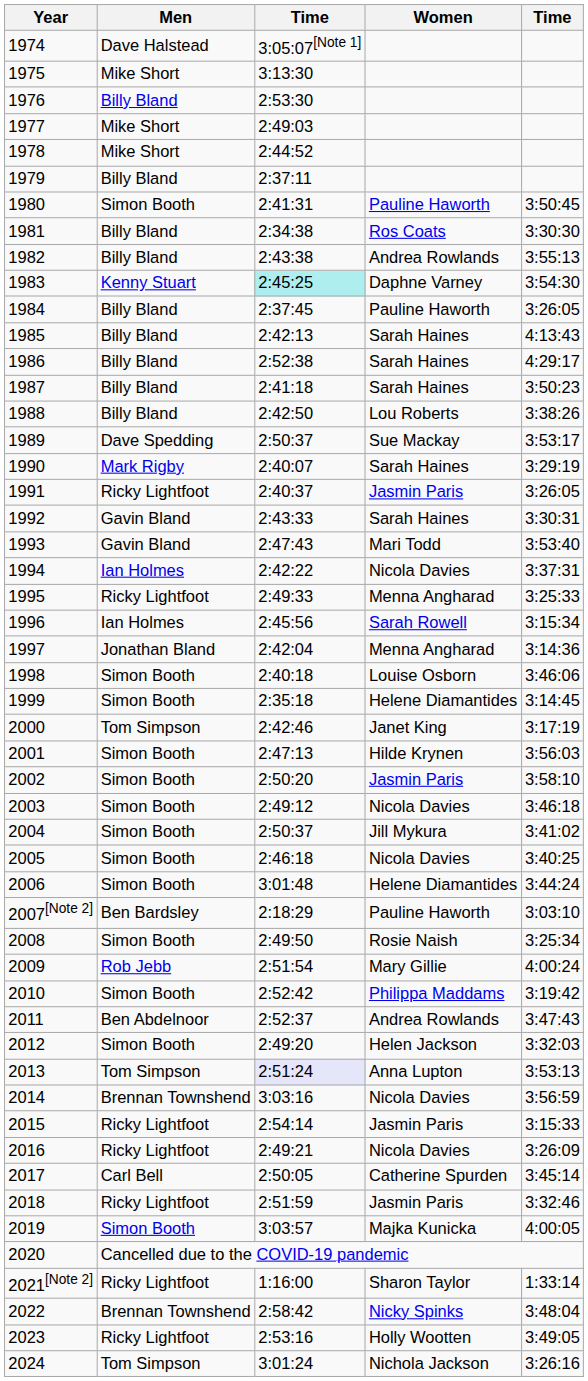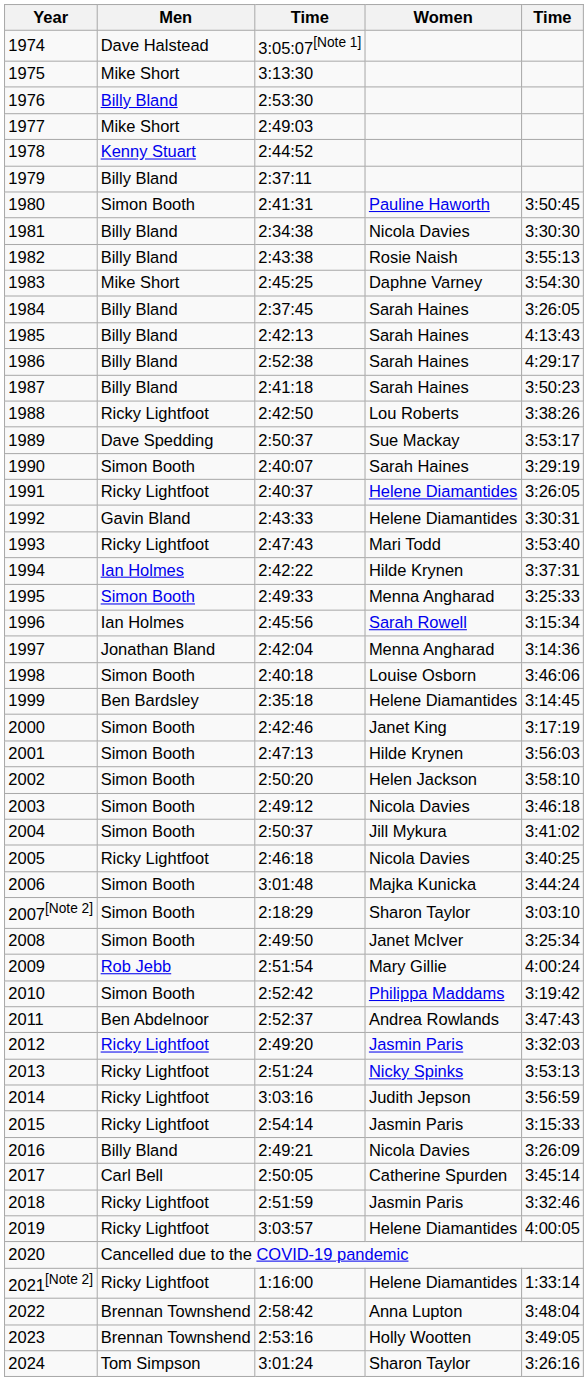(140, 152) Mike Short -> (148, 152) Kenny Stuart
(407, 231) Ros Coats -> (419, 231) Nicola Davies
(434, 257) Andrea Rowlands -> (413, 257) Rosie Naish
(148, 283) Kenny Stuart -> (140, 283) Mike Short
(286, 283) paleturquoise background -> (286, 283) no background
(429, 309) Pauline Haworth -> (419, 309) Sarah Haines
(139, 414) Billy Bland -> (155, 414) Ricky Lightfoot
(142, 466) Mark Rigby -> (148, 466) Simon Booth
(416, 492) Jasmin Paris -> (443, 492) Helene Diamantides
(419, 518) Sarah Haines -> (443, 518) Helene Diamantides
(146, 544) Gavin Bland -> (155, 544) Ricky Lightfoot
(419, 570) Nicola Davies -> (416, 570) Hilde Krynen
(155, 597) Ricky Lightfoot -> (148, 597) Simon Booth
(148, 701) Simon Booth -> (150, 701) Ben Bardsley
(151, 727) Tom Simpson -> (148, 727) Simon Booth
(416, 779) Jasmin Paris -> (423, 779) Helen Jackson
(148, 858) Simon Booth -> (155, 858) Ricky Lightfoot
(443, 884) Helene Diamantides -> (422, 884) Majka Kunicka
(150, 912) Ben Bardsley -> (148, 912) Simon Booth
(429, 912) Pauline Haworth -> (420, 912) Sharon Taylor
(413, 941) Rosie Naish -> (416, 941) Janet McIver
(148, 1045) Simon Booth -> (155, 1045) Ricky Lightfoot
(423, 1045) Helen Jackson -> (416, 1045) Jasmin Paris
(151, 1071) Tom Simpson -> (155, 1071) Ricky Lightfoot
(286, 1071) lavender background -> (286, 1071) no background
(416, 1071) Anna Lupton -> (416, 1071) Nicky Spinks
(176, 1098) Brennan Townshend -> (155, 1098) Ricky Lightfoot
(419, 1098) Nicola Davies -> (420, 1098) Judith Jepson
(155, 1150) Ricky Lightfoot -> (139, 1150) Billy Bland
(148, 1228) Simon Booth -> (155, 1228) Ricky Lightfoot
(422, 1228) Majka Kunicka -> (443, 1228) Helene Diamantides
(420, 1283) Sharon Taylor -> (443, 1283) Helene Diamantides
(416, 1311) Nicky Spinks -> (416, 1311) Anna Lupton
(155, 1337) Ricky Lightfoot -> (176, 1337) Brennan Townshend
(429, 1363) Nichola Jackson -> (420, 1363) Sharon Taylor
